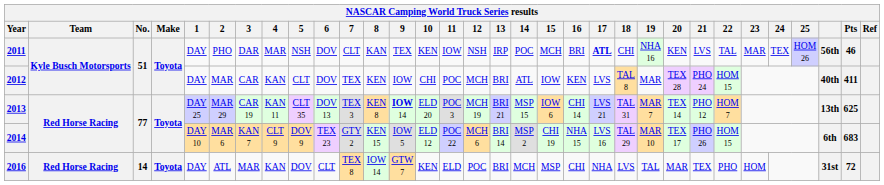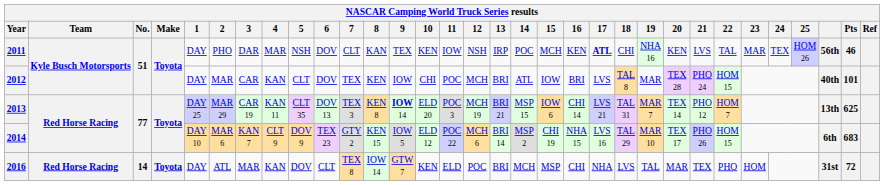(577, 52) BRI -> (577, 52) KEN
(577, 80) KEN -> (577, 80) BRI
(851, 80) 411 -> (851, 80) 101
